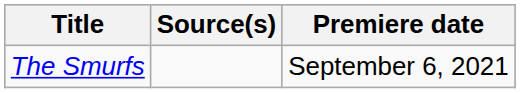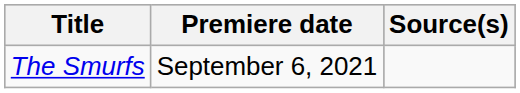columns swapped: (398, 25) <-> (216, 25)
